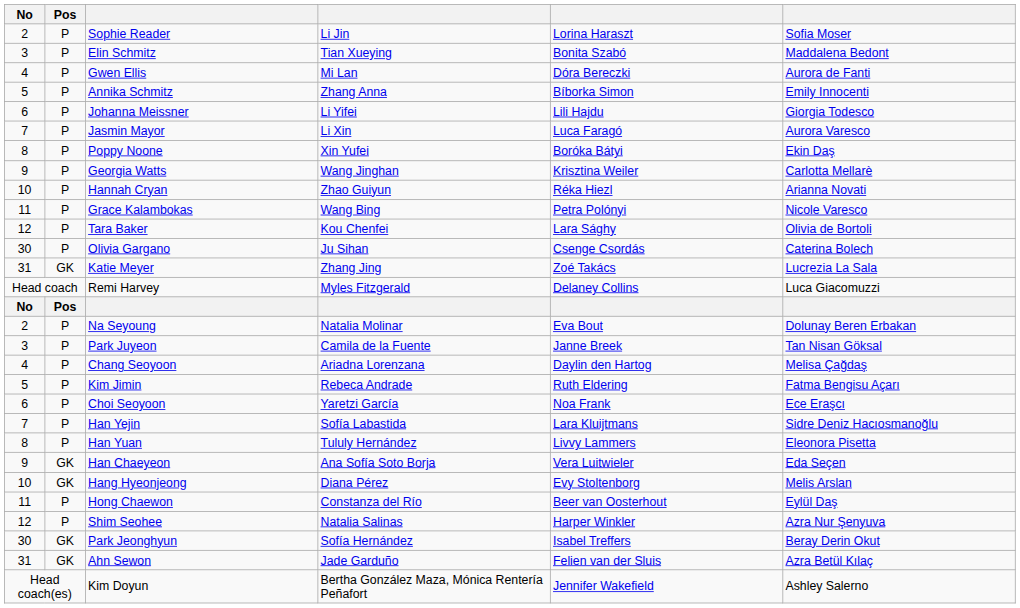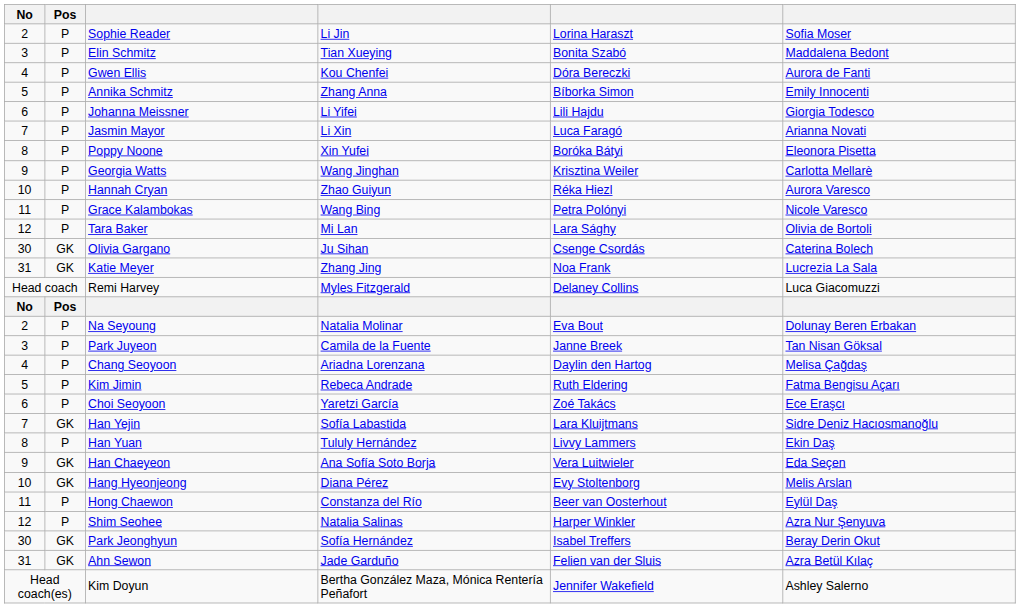(339, 73) Mi Lan -> (354, 73) Kou Chenfei
(828, 131) Aurora Varesco -> (826, 131) Arianna Novati
(810, 151) Ekin Daş -> (831, 151) Eleonora Pisetta
(826, 190) Arianna Novati -> (828, 190) Aurora Varesco
(354, 229) Kou Chenfei -> (339, 229) Mi Lan
(65, 248) P -> (65, 248) GK
(584, 268) Zoé Takács -> (582, 268) Noa Frank
(582, 404) Noa Frank -> (584, 404) Zoé Takács
(65, 424) P -> (65, 424) GK
(831, 443) Eleonora Pisetta -> (810, 443) Ekin Daş
